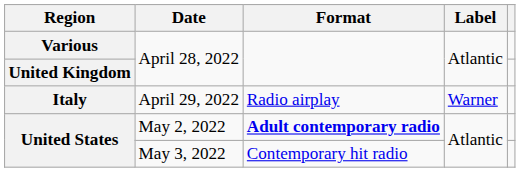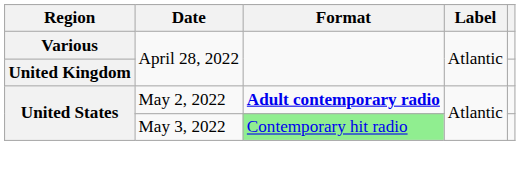- row: (70, 99)
(327, 153) no background -> (327, 126) lightgreen background
